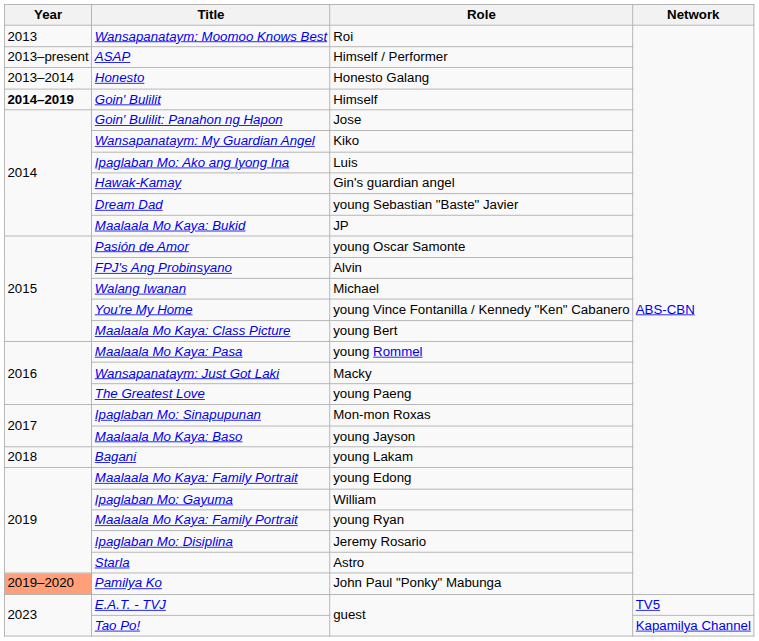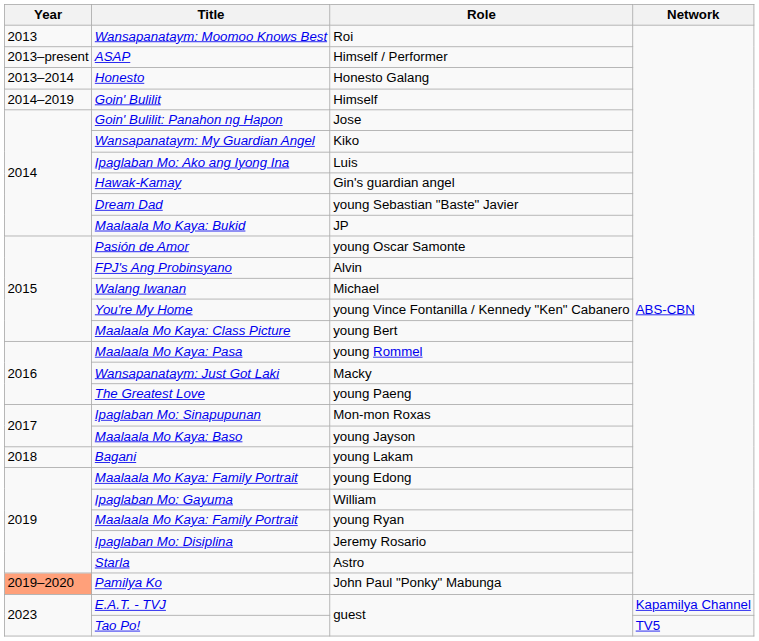(41, 99) bold -> (41, 99) normal
(648, 604) TV5 -> (693, 604) Kapamilya Channel
(693, 625) Kapamilya Channel -> (648, 625) TV5
